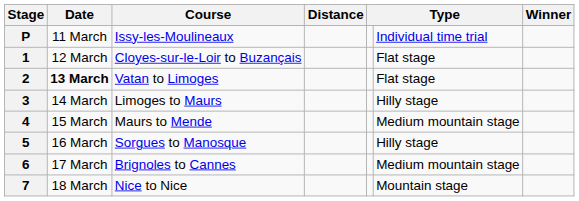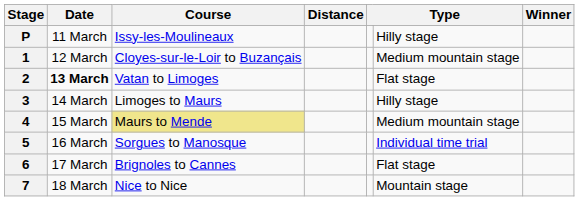(432, 36) Individual time trial -> (407, 36) Hilly stage
(406, 57) Flat stage -> (448, 57) Medium mountain stage
(163, 121) no background -> (163, 121) khaki background
(407, 143) Hilly stage -> (432, 143) Individual time trial
(448, 164) Medium mountain stage -> (406, 164) Flat stage
